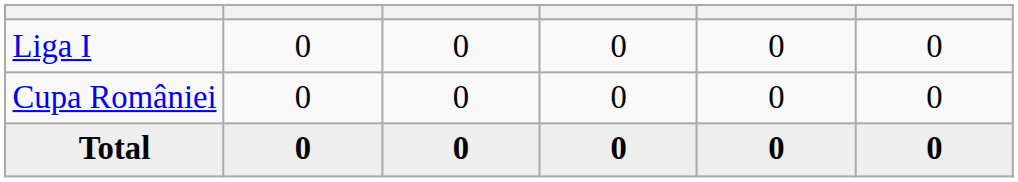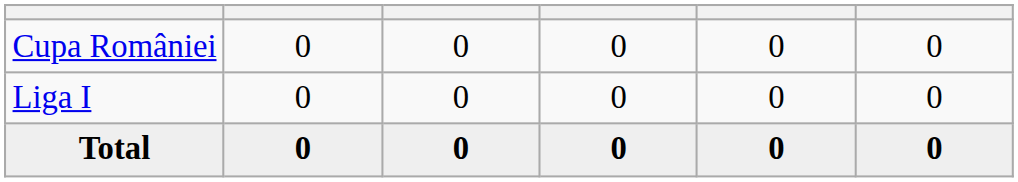rows swapped: (52, 45) <-> (115, 97)
